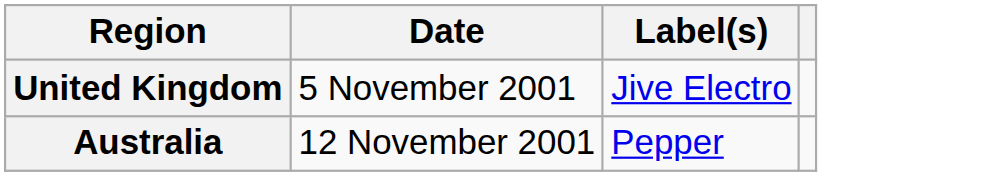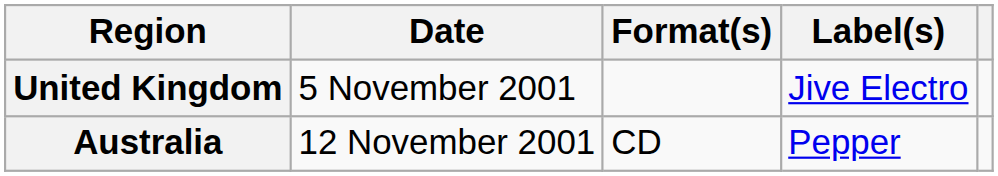+ column: (692, 32)
